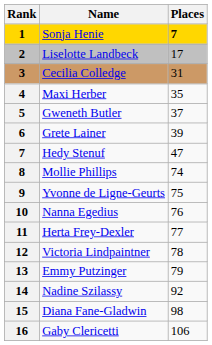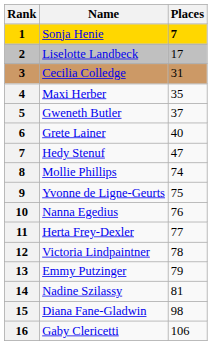(177, 133) 39 -> (177, 133) 40
(177, 291) 92 -> (177, 291) 81
